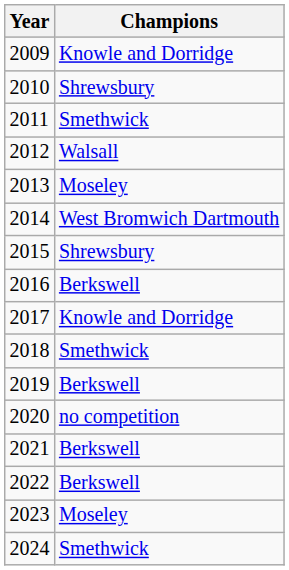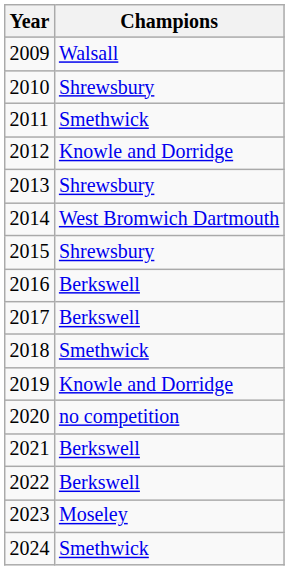(146, 53) Knowle and Dorridge -> (89, 53) Walsall
(89, 152) Walsall -> (146, 152) Knowle and Dorridge
(93, 185) Moseley -> (107, 185) Shrewsbury
(146, 317) Knowle and Dorridge -> (99, 317) Berkswell
(99, 383) Berkswell -> (146, 383) Knowle and Dorridge
